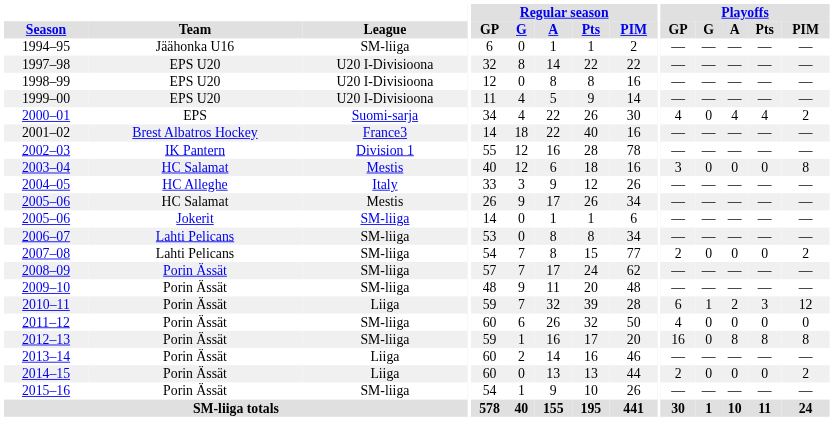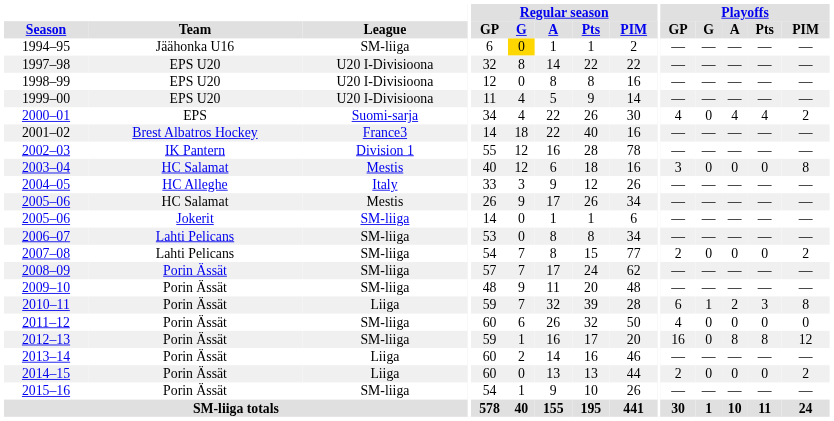(521, 47) no background -> (521, 47) gold background
(806, 305) 12 -> (806, 305) 8
(806, 339) 8 -> (806, 339) 12
